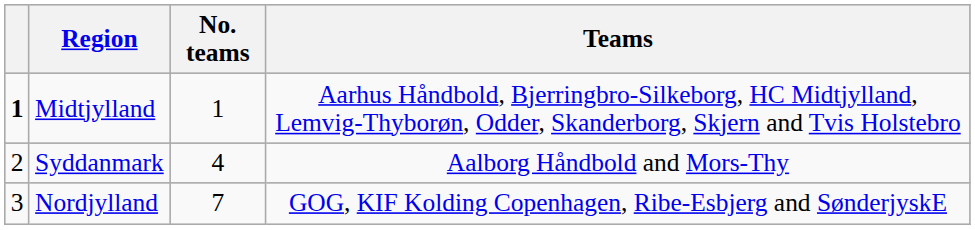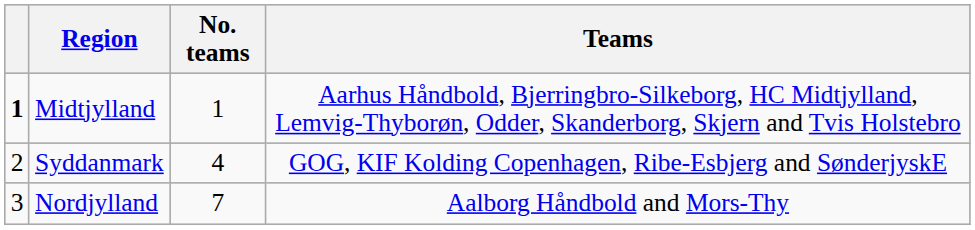(618, 162) Aalborg Håndbold and Mors-Thy -> (618, 162) GOG, KIF Kolding Copenhagen, Ribe-Esbjerg and SønderjyskE
(618, 202) GOG, KIF Kolding Copenhagen, Ribe-Esbjerg and SønderjyskE -> (618, 202) Aalborg Håndbold and Mors-Thy
